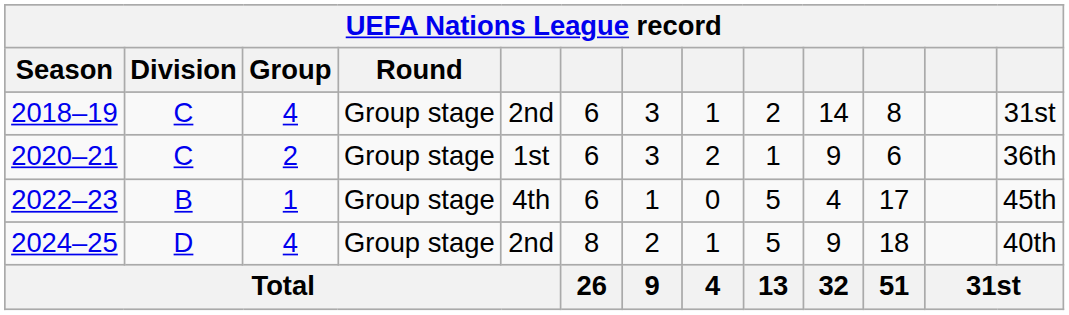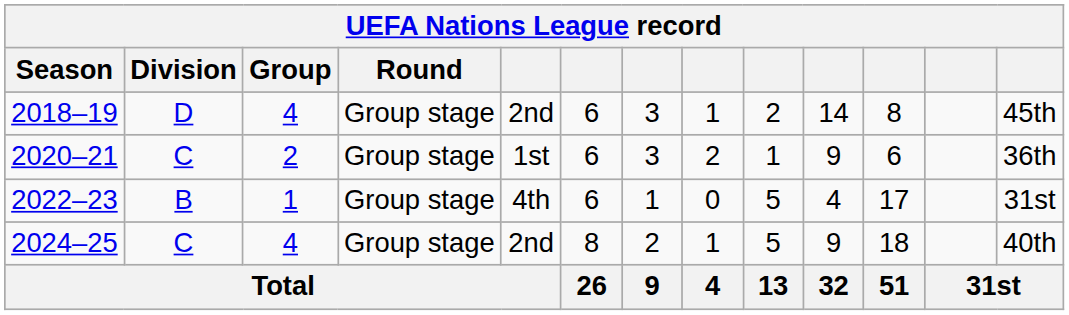(183, 112) C -> (183, 112) D
(1030, 112) 31st -> (1030, 112) 45th
(1030, 199) 45th -> (1030, 199) 31st
(183, 243) D -> (183, 243) C
